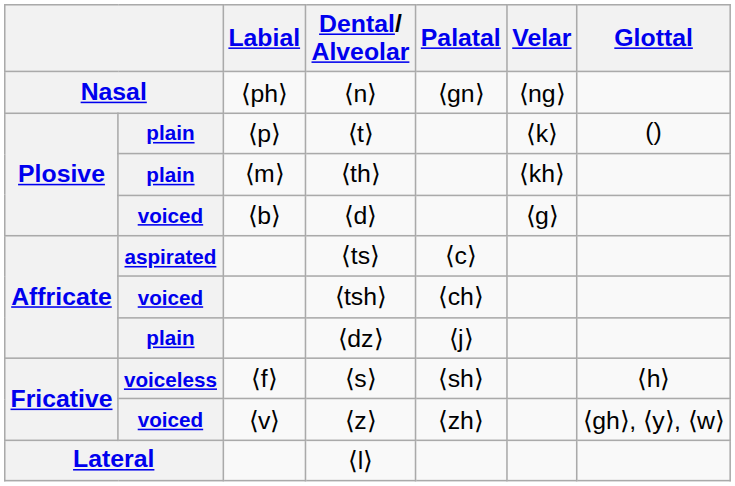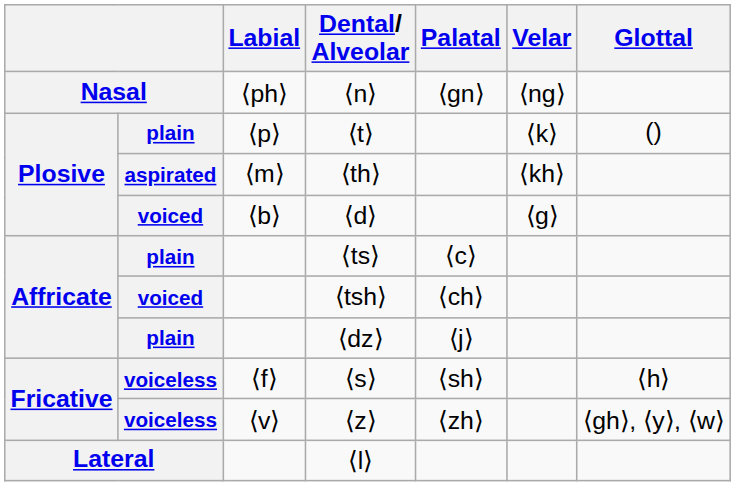(170, 175) plain -> (170, 175) aspirated
(170, 257) aspirated -> (170, 257) plain
(170, 420) voiced -> (170, 420) voiceless
